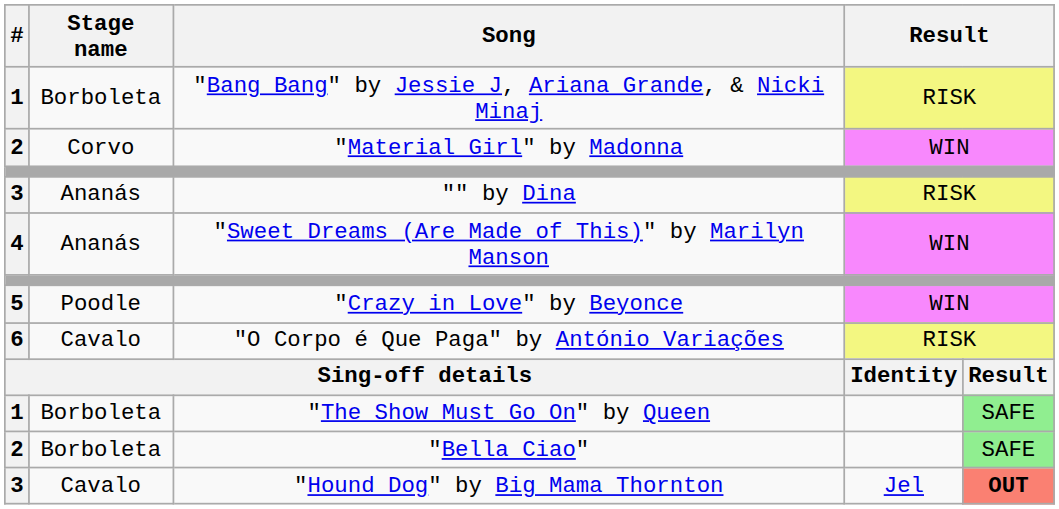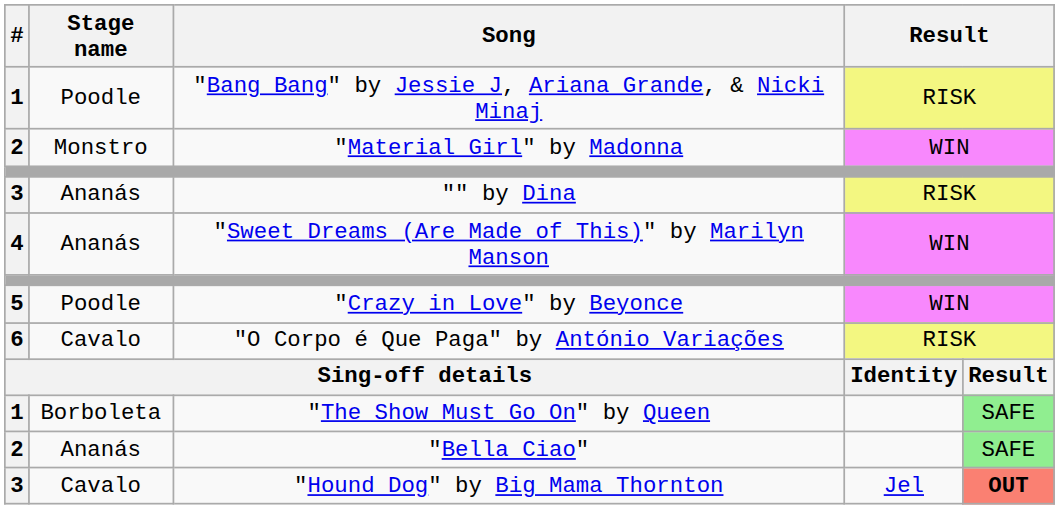(101, 98) Borboleta -> (101, 98) Poodle
(101, 148) Corvo -> (101, 148) Monstro
(101, 450) Borboleta -> (101, 450) Ananás
